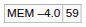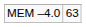(72, 13) 59 -> (72, 13) 63
